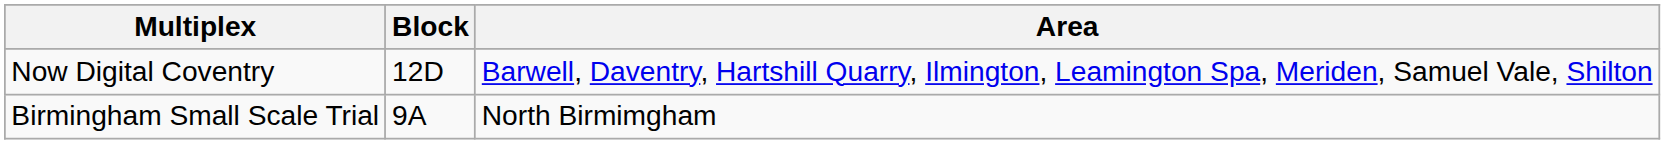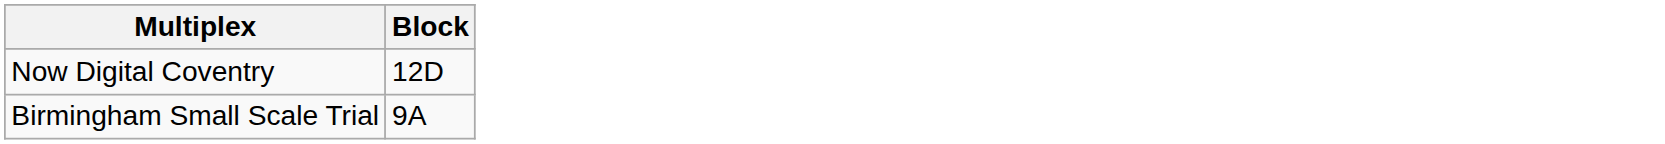- column: (1067, 26)
